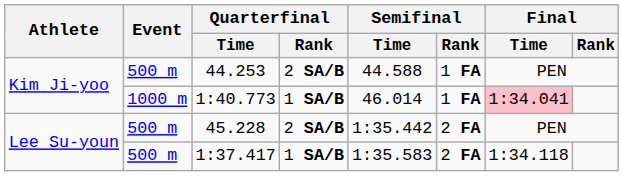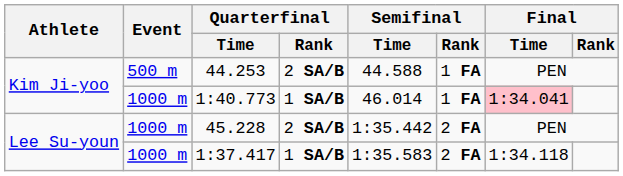(152, 128) 500 m -> (157, 128) 1000 m
(152, 156) 500 m -> (157, 156) 1000 m
